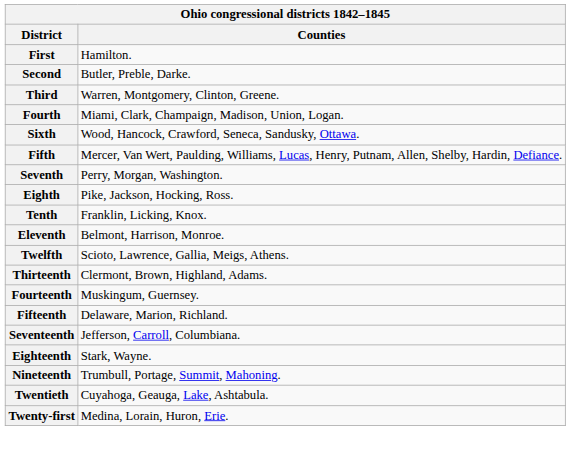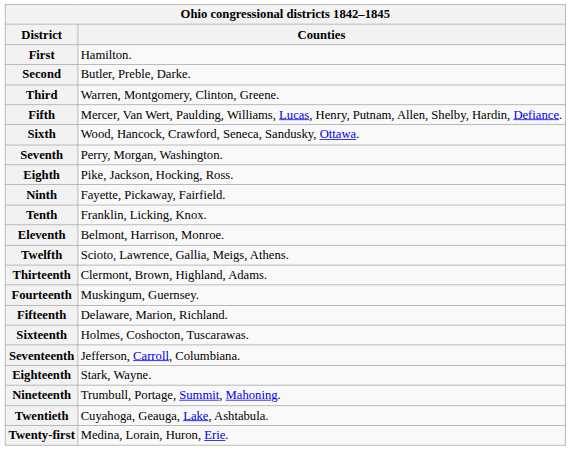- row: (42, 114)
rows swapped: (42, 154) <-> (42, 134)
+ row: (42, 194)
+ row: (42, 335)
